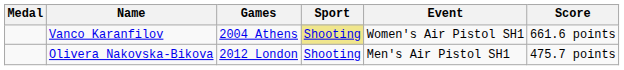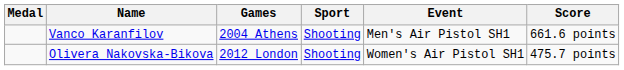(332, 34) khaki background -> (332, 34) no background
(445, 34) Women's Air Pistol SH1 -> (438, 34) Men's Air Pistol SH1
(438, 54) Men's Air Pistol SH1 -> (445, 54) Women's Air Pistol SH1
